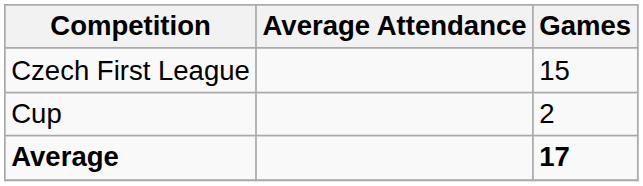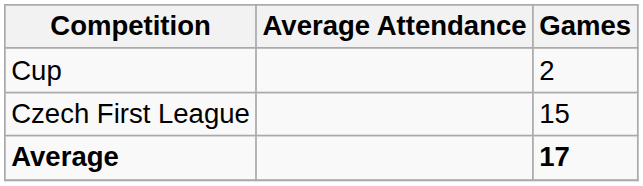rows swapped: (131, 69) <-> (36, 113)
